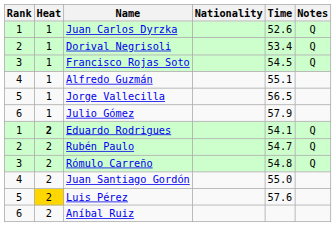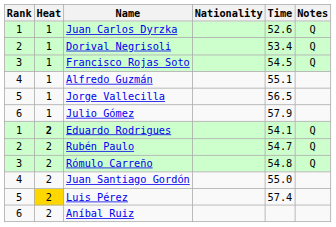(280, 197) 57.6 -> (280, 197) 57.4
